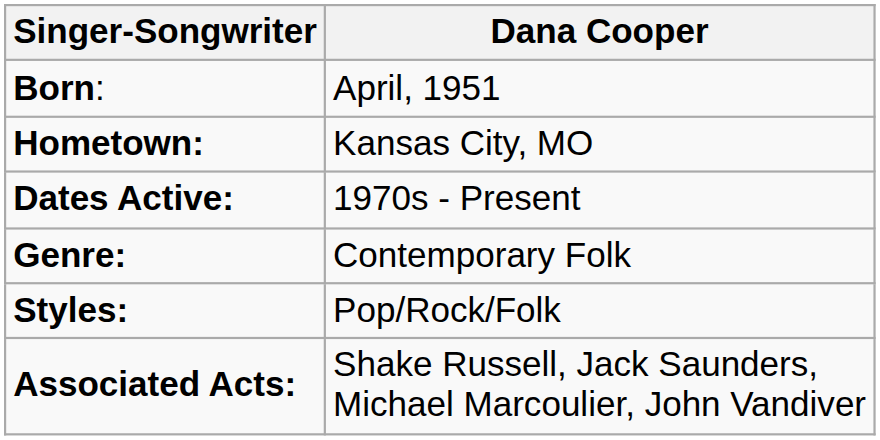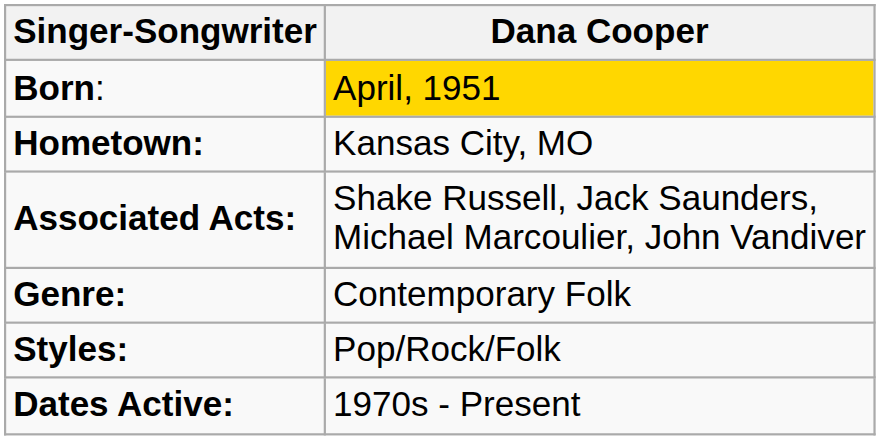(417, 87) no background -> (417, 87) gold background
rows swapped: (124, 198) <-> (155, 385)
